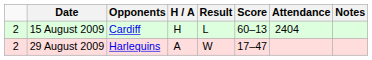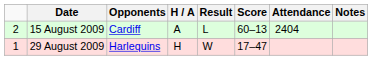(176, 30) H -> (176, 30) A
(16, 47) 2 -> (16, 47) 1
(176, 47) A -> (176, 47) H
